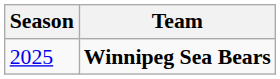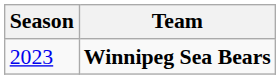(31, 56) 2025 -> (31, 56) 2023
